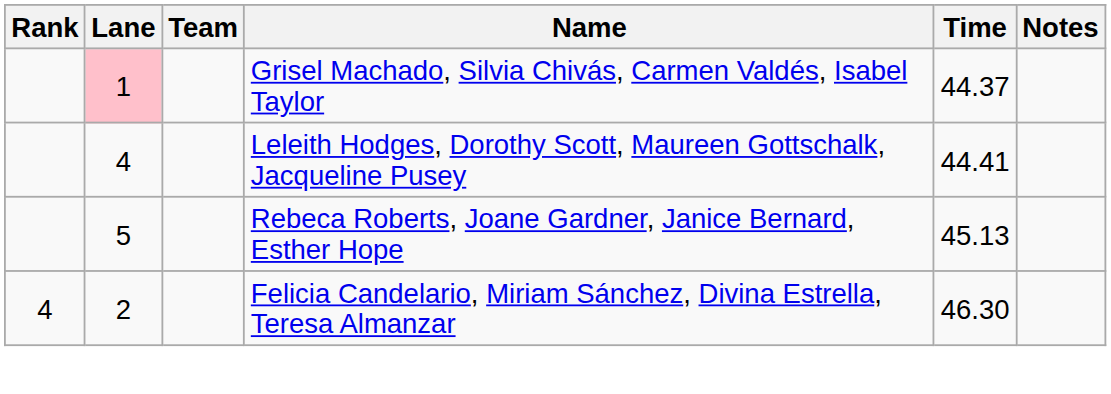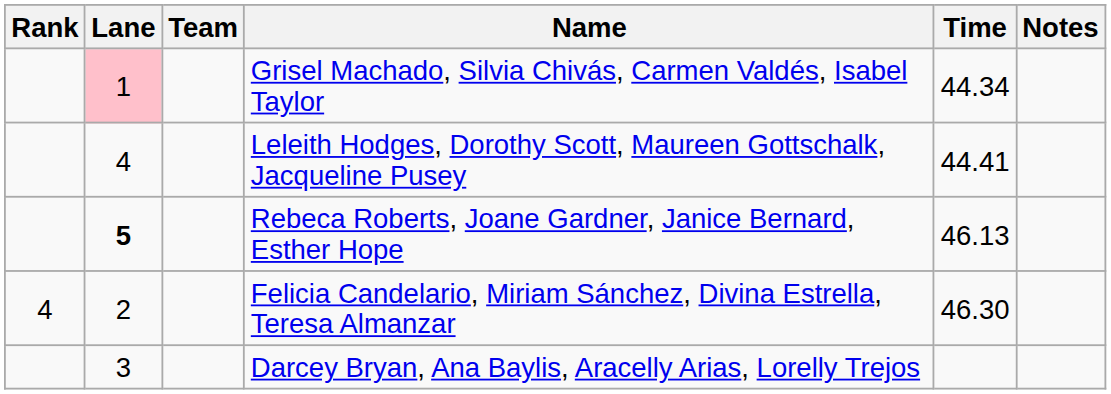(975, 86) 44.37 -> (975, 86) 44.34
(123, 234) normal -> (123, 234) bold
(975, 234) 45.13 -> (975, 234) 46.13
+ row: (585, 368)
